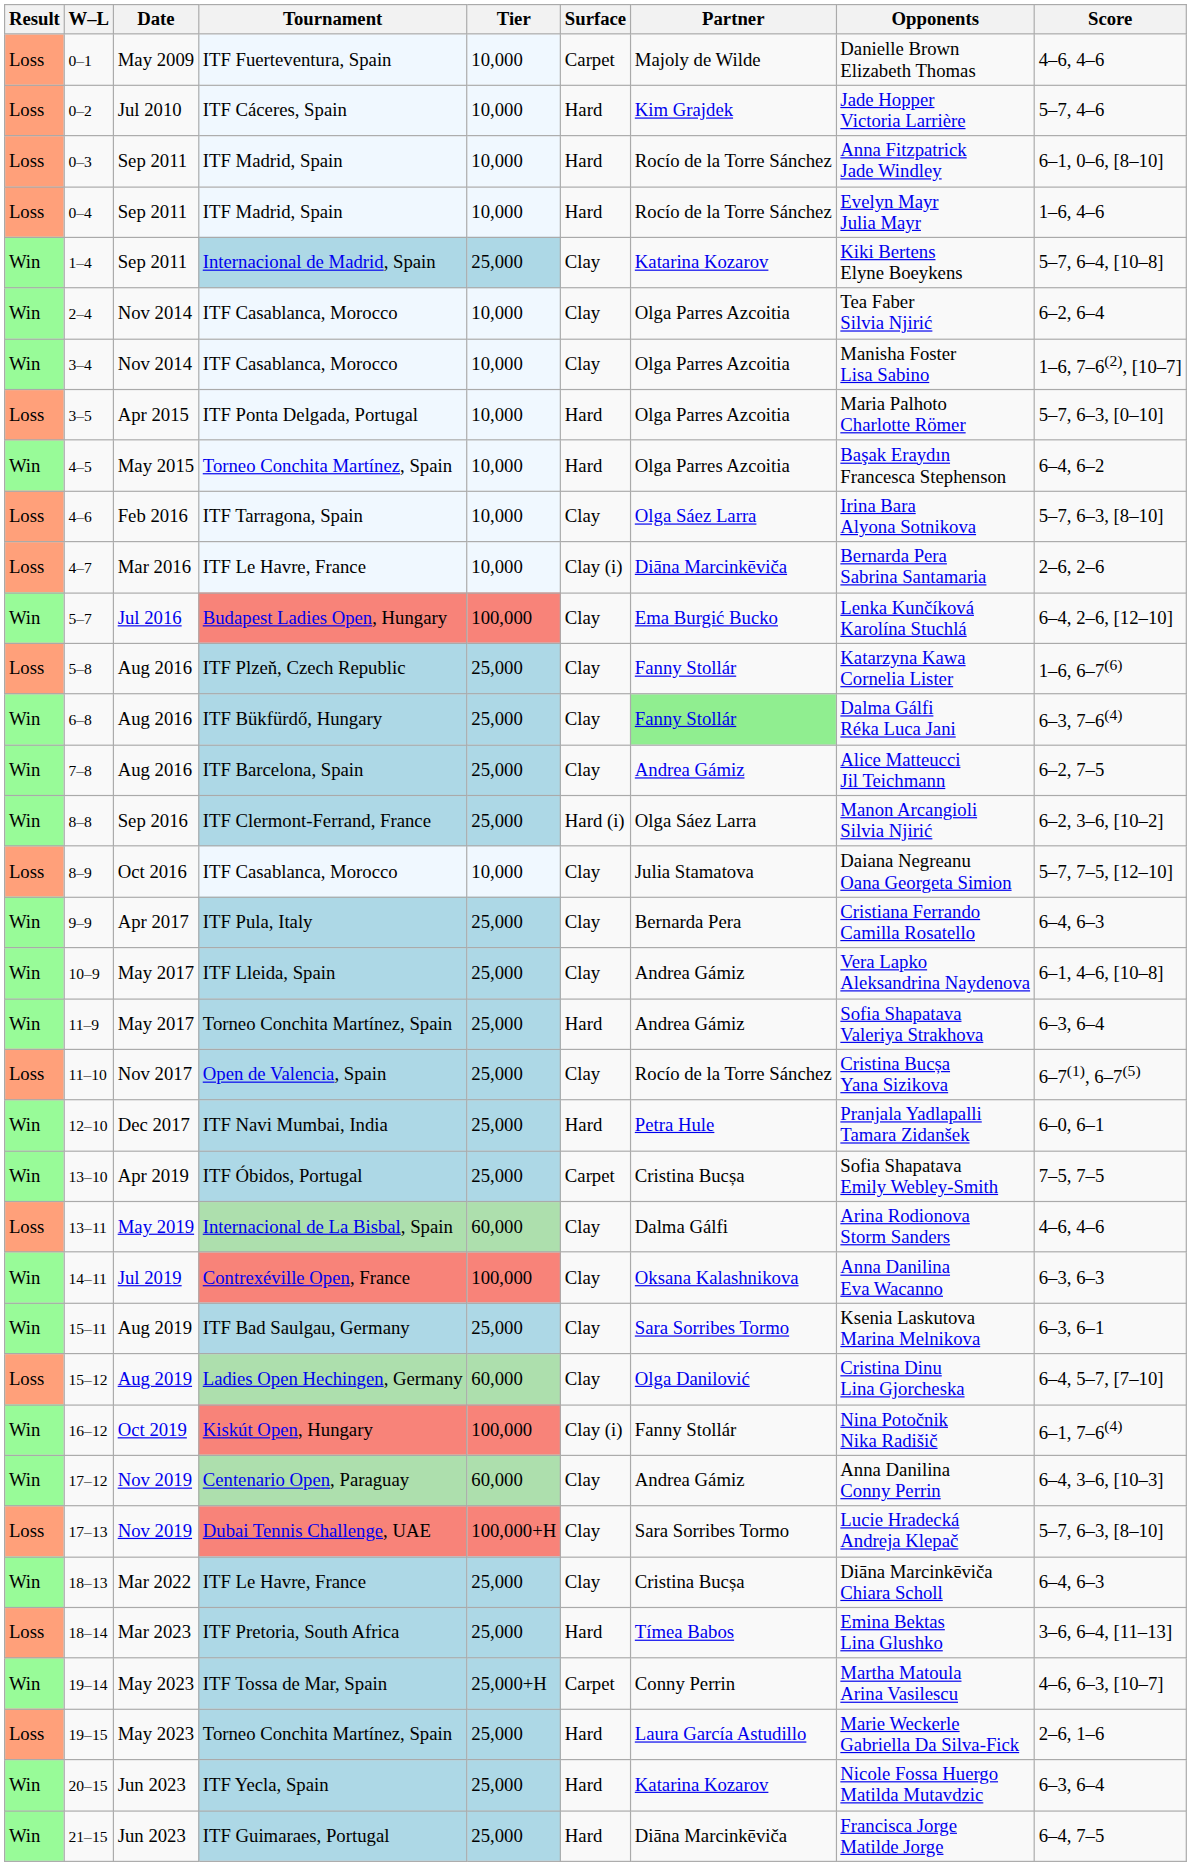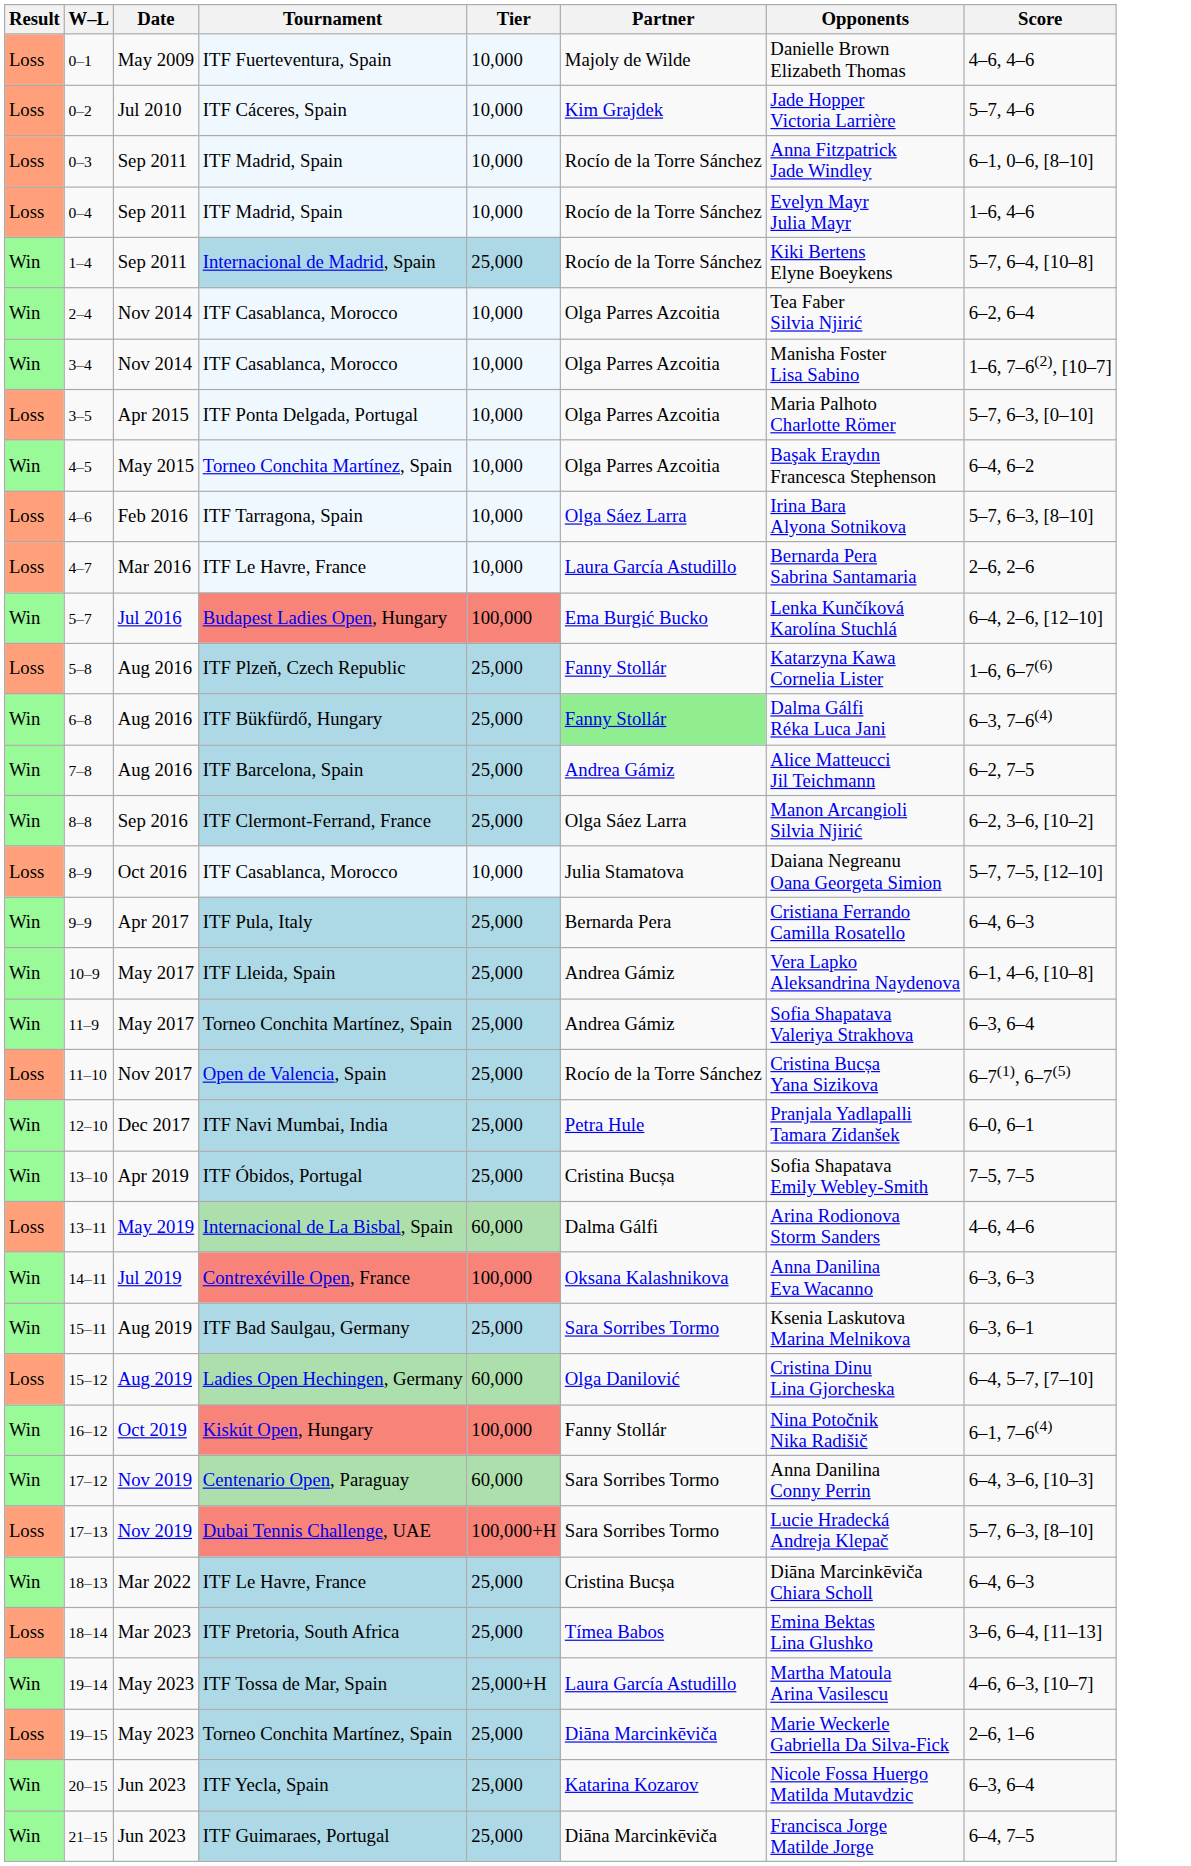- column: (596, 19)
(702, 262) Katarina Kozarov -> (663, 262) Rocío de la Torre Sánchez
(711, 567) Diāna Marcinkēviča -> (651, 567) Laura García Astudillo
(690, 1480) Andrea Gámiz -> (642, 1480) Sara Sorribes Tormo
(685, 1683) Conny Perrin -> (651, 1683) Laura García Astudillo
(721, 1734) Laura García Astudillo -> (641, 1734) Diāna Marcinkēviča
